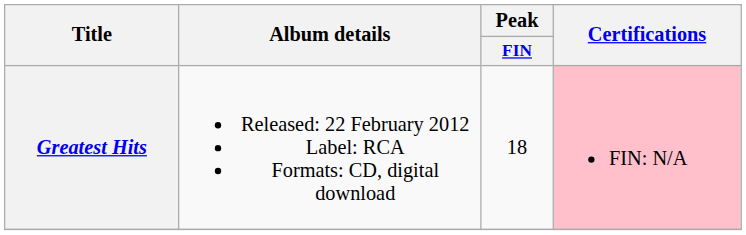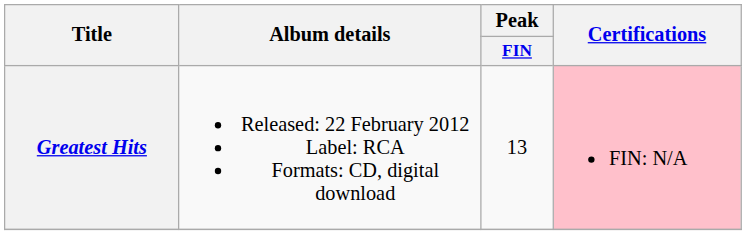(517, 147) 18 -> (517, 147) 13
